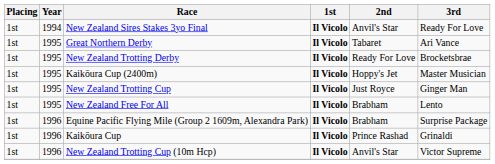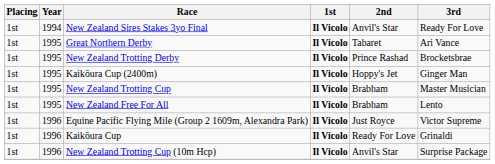(384, 58) Ready For Love -> (380, 58) Prince Rashad
(453, 74) Master Musician -> (444, 74) Ginger Man
(373, 89) Just Royce -> (370, 89) Brabham
(444, 89) Ginger Man -> (453, 89) Master Musician
(370, 120) Brabham -> (373, 120) Just Royce
(454, 120) Surprise Package -> (451, 120) Victor Supreme
(380, 136) Prince Rashad -> (384, 136) Ready For Love
(451, 151) Victor Supreme -> (454, 151) Surprise Package
